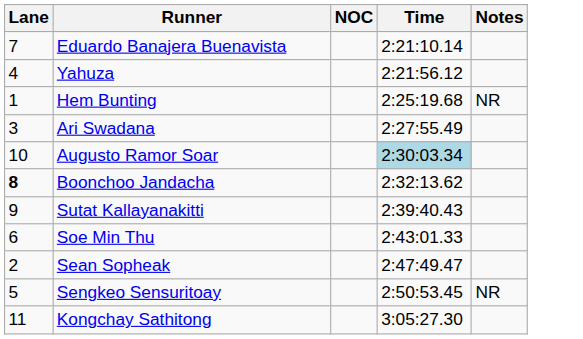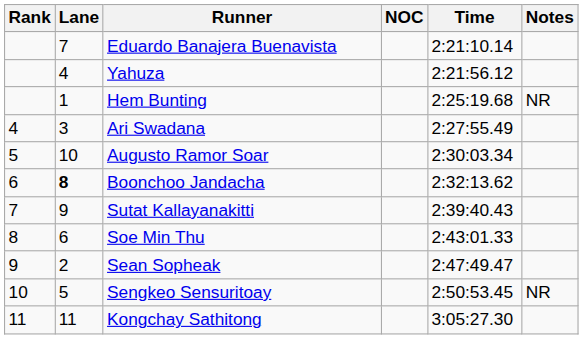+ column: (30, 18)
(422, 155) lightblue background -> (472, 155) no background
